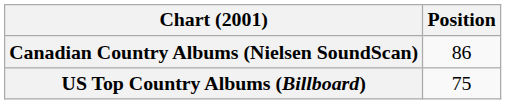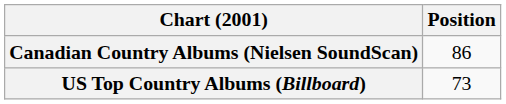(462, 83) 75 -> (462, 83) 73
